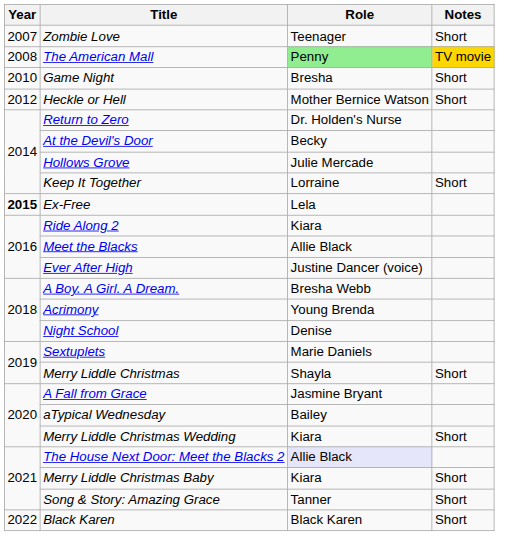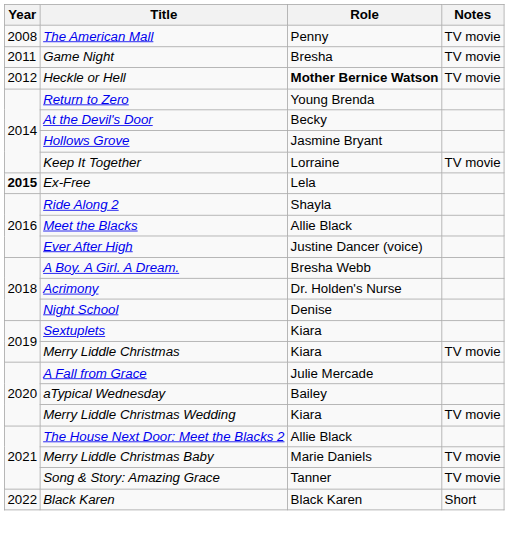- row: (82, 36)
(309, 57) lightgreen background -> (309, 36) no background
(463, 57) gold background -> (473, 36) no background
(22, 78) 2010 -> (22, 57) 2011
(451, 78) Short -> (473, 57) TV movie
(360, 99) normal -> (365, 78) bold
(451, 99) Short -> (473, 78) TV movie
(346, 120) Dr. Holden's Nurse -> (332, 99) Young Brenda
(332, 162) Julie Mercade -> (336, 141) Jasmine Bryant
(451, 183) Short -> (473, 162) TV movie
(306, 225) Kiara -> (311, 204) Shayla
(332, 309) Young Brenda -> (346, 288) Dr. Holden's Nurse
(331, 352) Marie Daniels -> (306, 330) Kiara
(311, 373) Shayla -> (306, 352) Kiara
(451, 373) Short -> (473, 352) TV movie
(336, 394) Jasmine Bryant -> (332, 373) Julie Mercade
(451, 436) Short -> (473, 415) TV movie
(321, 457) lavender background -> (321, 436) no background
(306, 478) Kiara -> (331, 457) Marie Daniels
(451, 478) Short -> (473, 457) TV movie
(451, 499) Short -> (473, 478) TV movie
